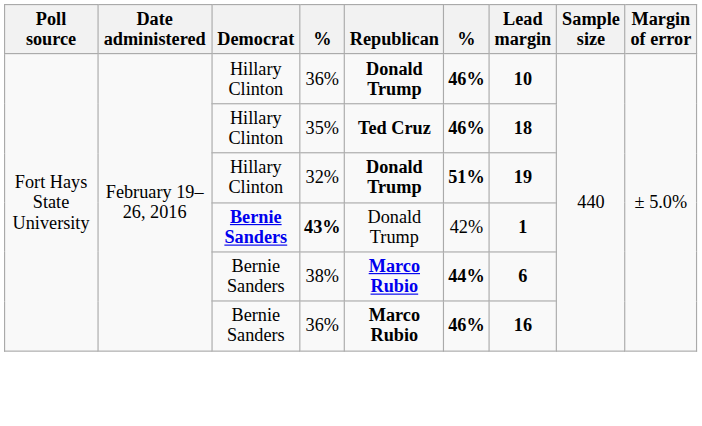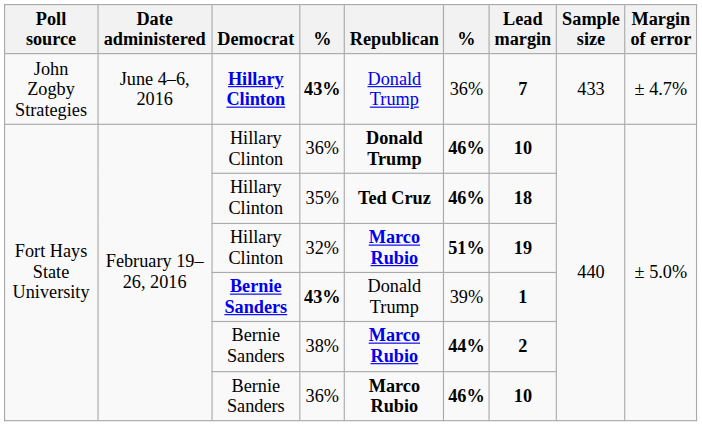+ row: (256, 88)
(394, 177) Donald Trump -> (394, 247) Marco Rubio
(466, 227) 42% -> (466, 296) 39%
(523, 276) 6 -> (523, 346) 2
(523, 325) 16 -> (523, 395) 10
